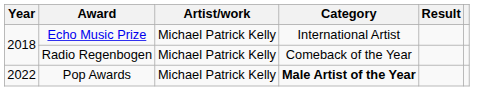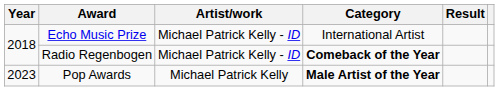(217, 34) Michael Patrick Kelly -> (229, 34) Michael Patrick Kelly - ID
(217, 55) Michael Patrick Kelly -> (229, 55) Michael Patrick Kelly - ID
(349, 55) normal -> (373, 55) bold
(22, 75) 2022 -> (22, 75) 2023
